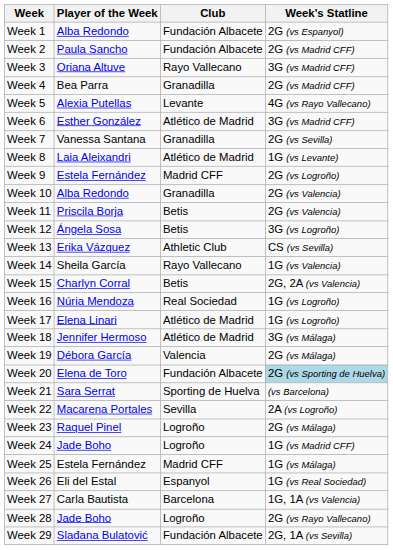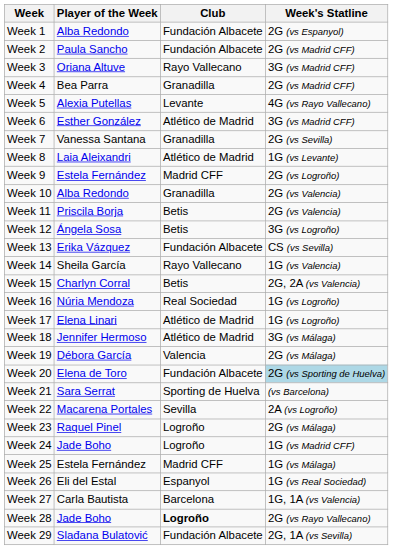(195, 247) Athletic Club -> (213, 247) Fundación Albacete
(184, 517) normal -> (186, 517) bold
